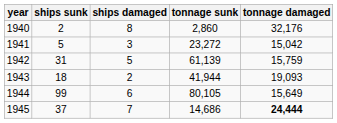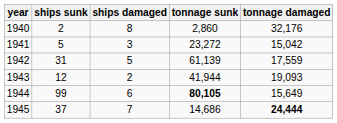(287, 61) 15,759 -> (287, 61) 17,559
(61, 77) 18 -> (61, 77) 12
(205, 93) normal -> (205, 93) bold
